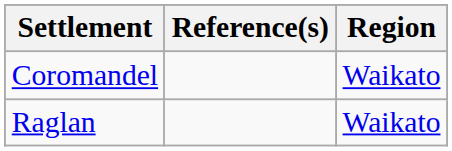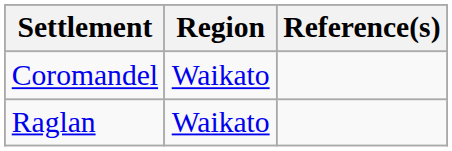columns swapped: (392, 27) <-> (250, 27)
